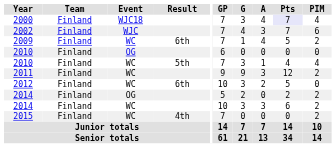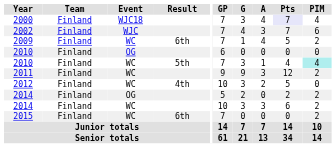(317, 63) no background -> (317, 63) paleturquoise background
(182, 84) 6th -> (182, 84) 4th
(182, 116) 4th -> (182, 116) 6th
